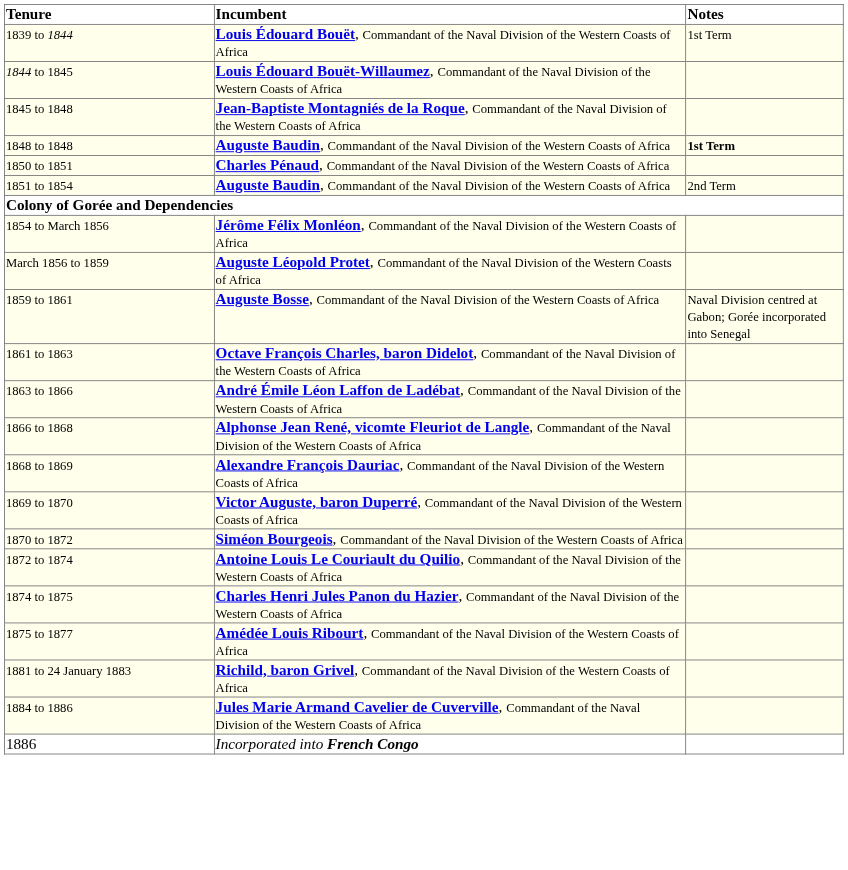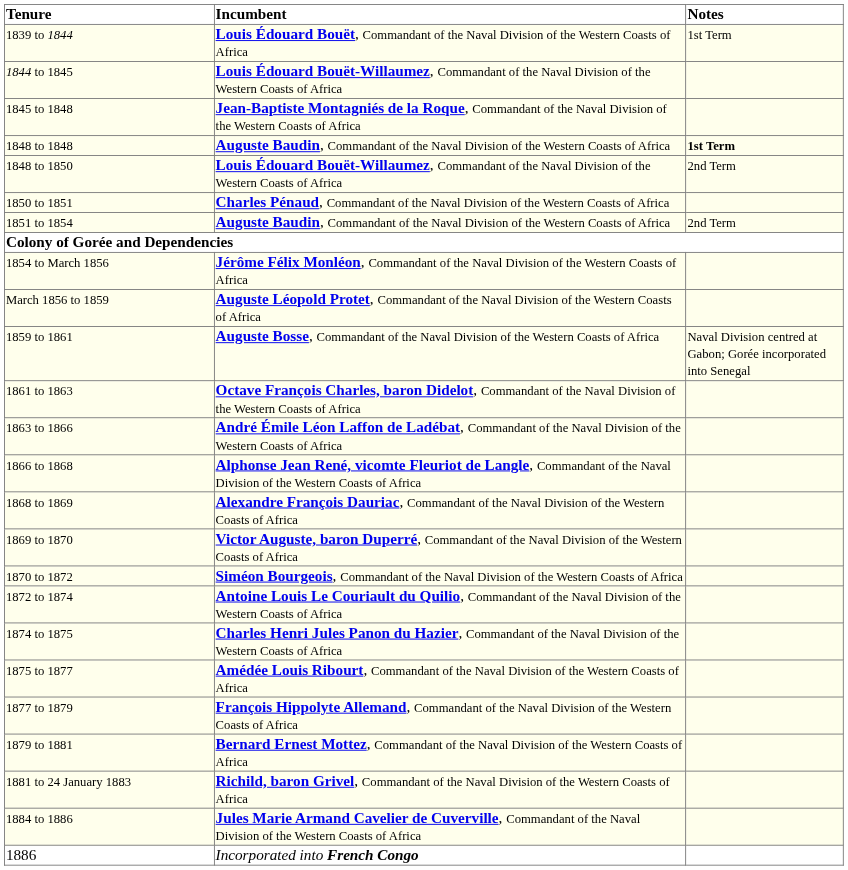+ row: (39, 166)
+ row: (39, 707)
+ row: (39, 745)
